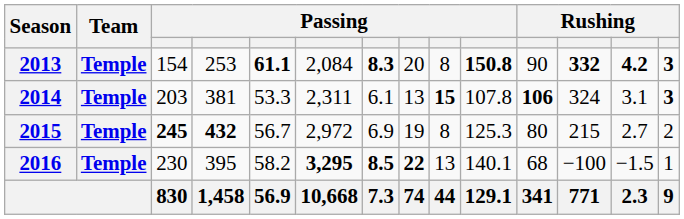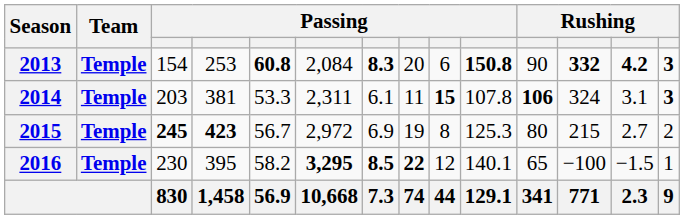(272, 64) 61.1 -> (272, 64) 60.8
(445, 64) 8 -> (445, 64) 6
(414, 97) 13 -> (414, 97) 11
(221, 130) 432 -> (221, 130) 423
(445, 163) 13 -> (445, 163) 12
(537, 163) 68 -> (537, 163) 65
